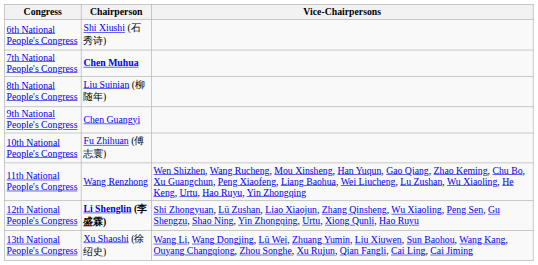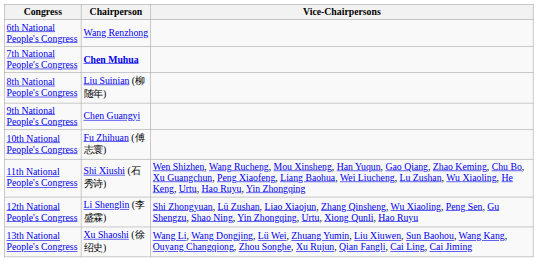(112, 34) Shi Xiushi (石秀诗) -> (116, 33) Wang Renzhong
(116, 181) Wang Renzhong -> (112, 178) Shi Xiushi (石秀诗)
(115, 215) bold -> (114, 211) normal
